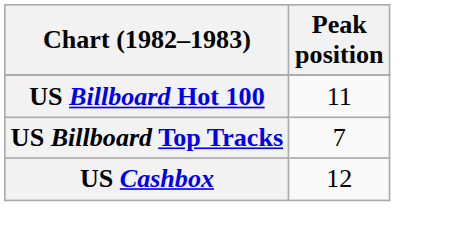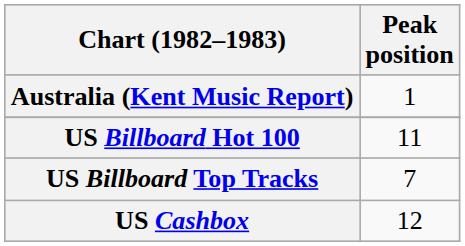+ row: (182, 95)
